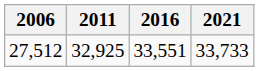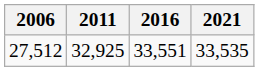(222, 50) 33,733 -> (222, 50) 33,535
